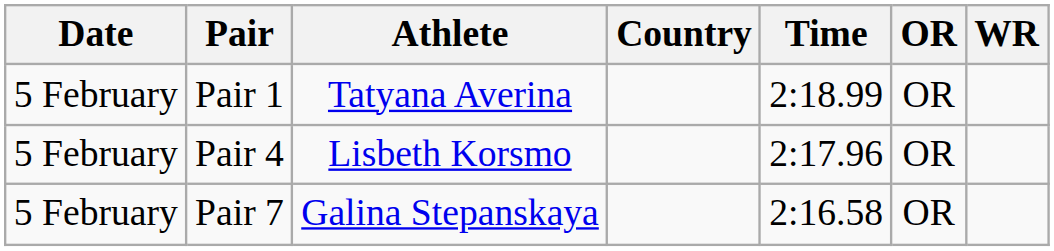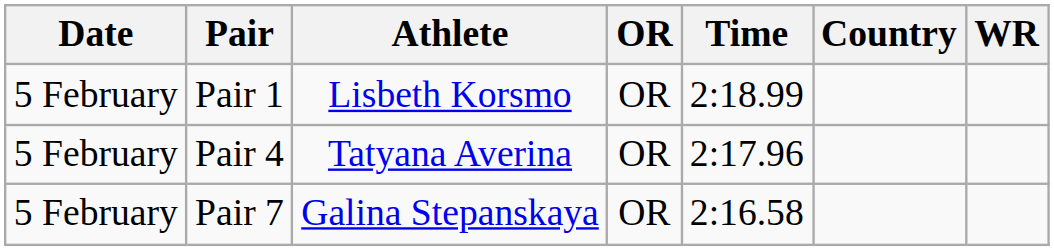columns swapped: (684, 34) <-> (929, 34)
(450, 93) Tatyana Averina -> (450, 93) Lisbeth Korsmo
(450, 153) Lisbeth Korsmo -> (450, 153) Tatyana Averina
